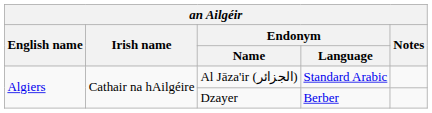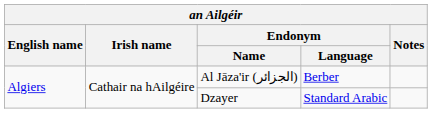(345, 76) Standard Arabic -> (321, 76) Berber
(321, 97) Berber -> (345, 97) Standard Arabic
